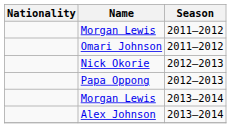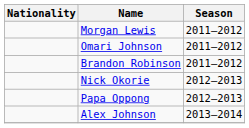+ row: (131, 64)
- row: (118, 98)
